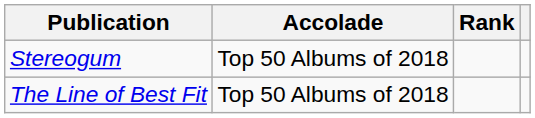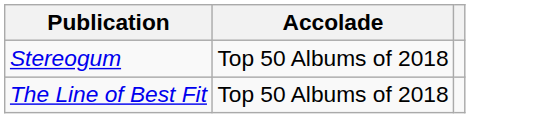- column: (487, 22)
